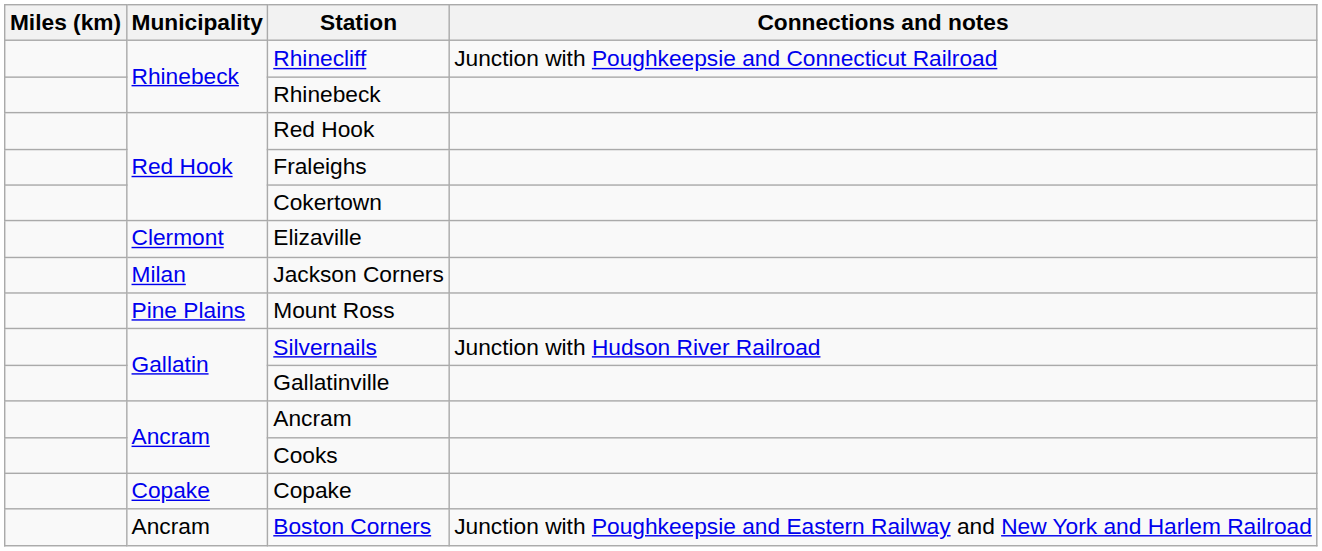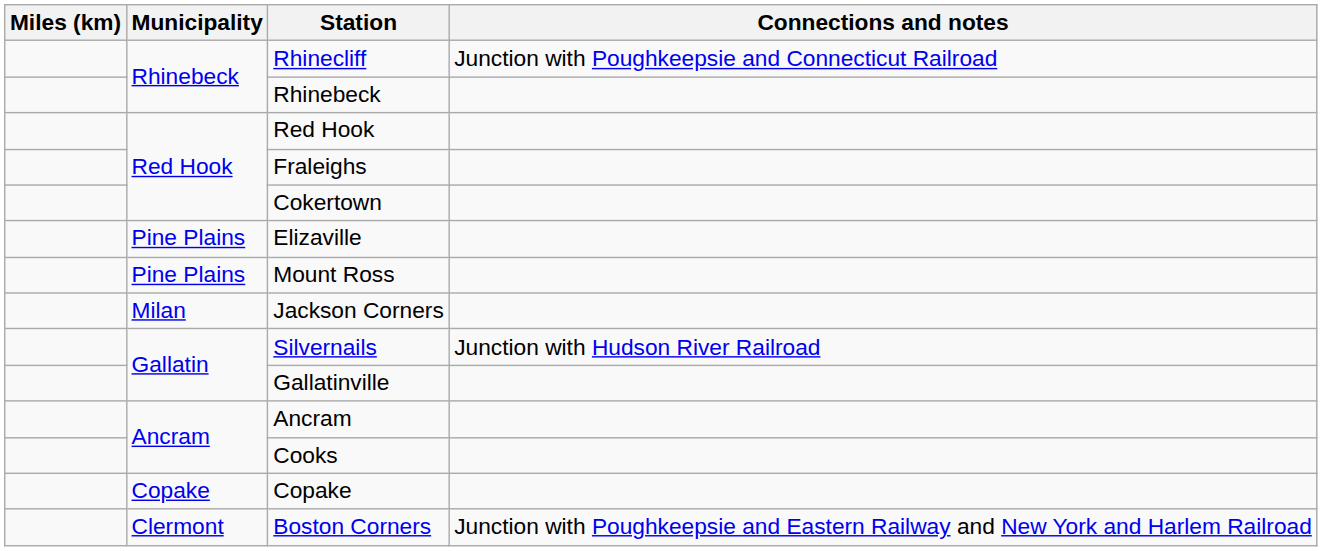(178, 238) Clermont -> (188, 238) Pine Plains
rows swapped: (359, 274) <-> (334, 310)
(171, 526) Ancram -> (178, 526) Clermont
